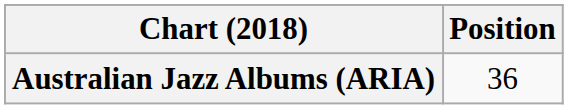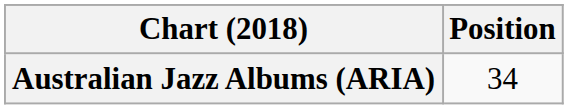(502, 77) 36 -> (502, 77) 34
